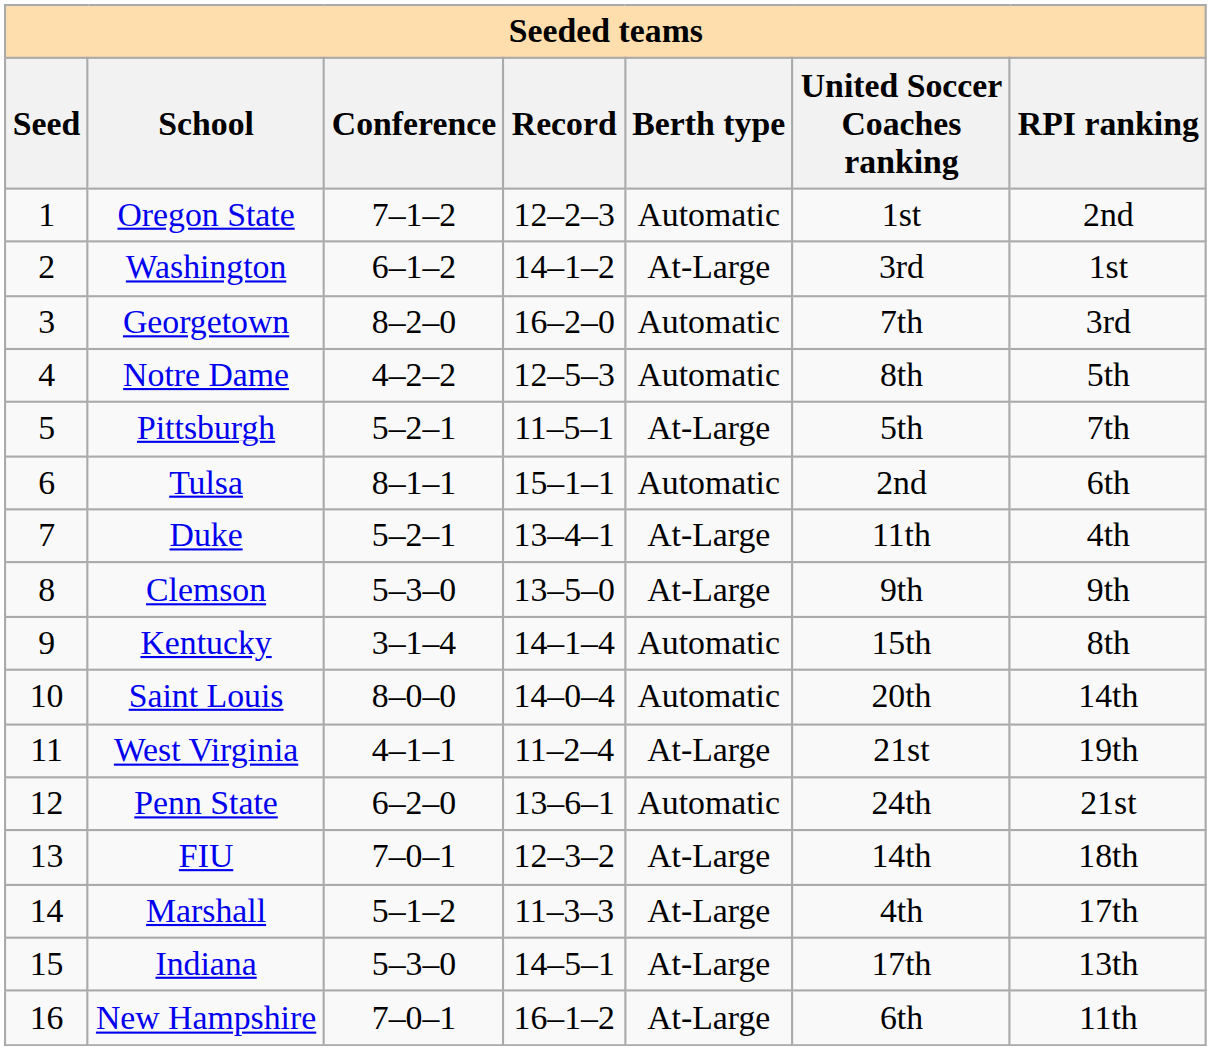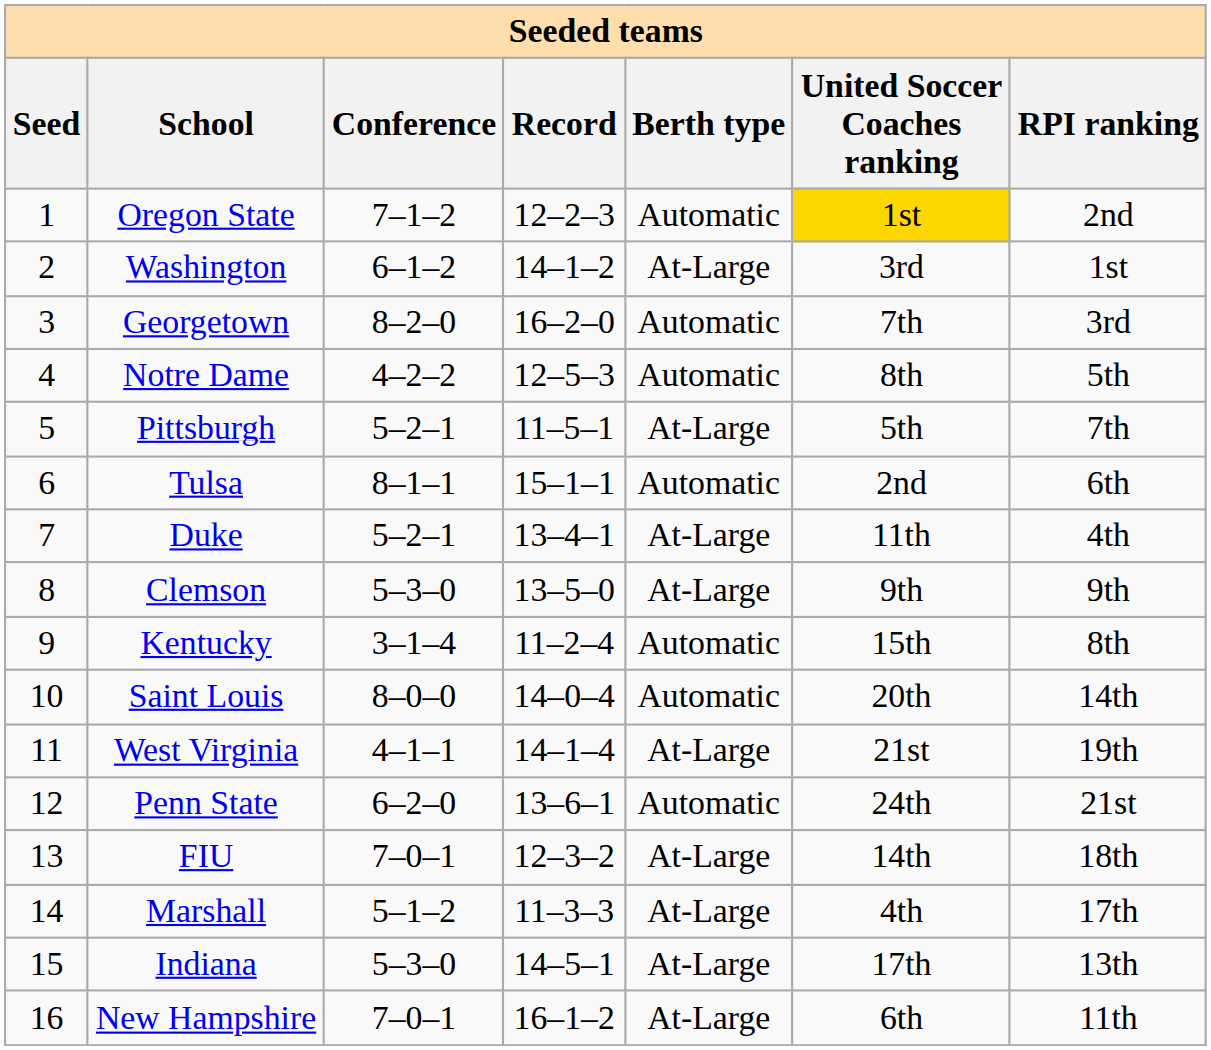(901, 214) no background -> (901, 214) gold background
(564, 642) 14–1–4 -> (564, 642) 11–2–4
(564, 749) 11–2–4 -> (564, 749) 14–1–4
